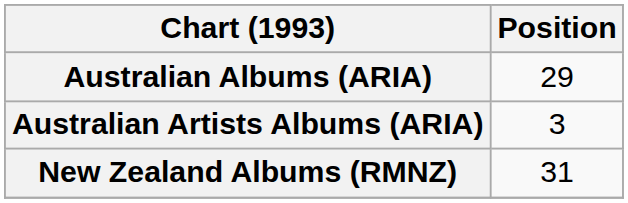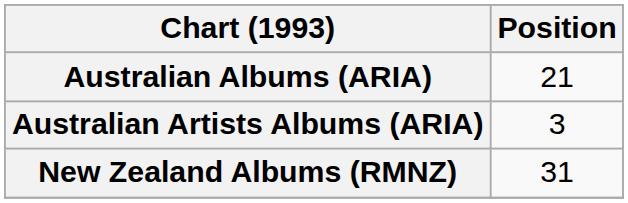(557, 76) 29 -> (557, 76) 21
